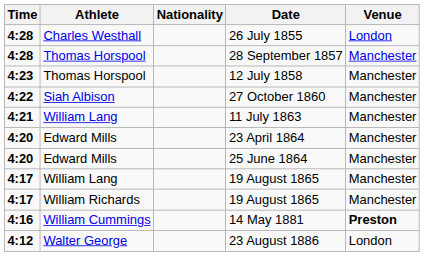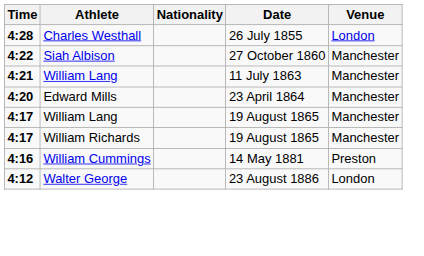- row: (95, 55)
- row: (95, 76)
- row: (80, 158)
(373, 220) bold -> (354, 158) normal
